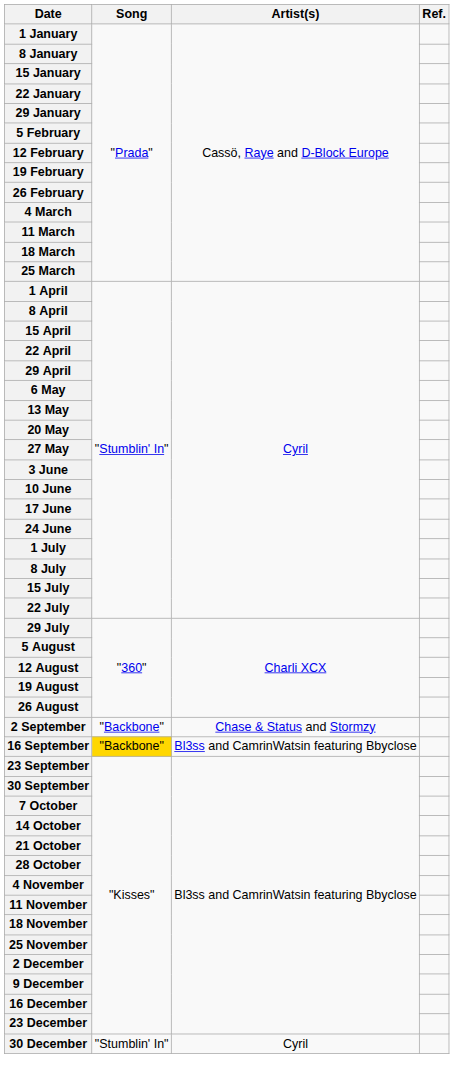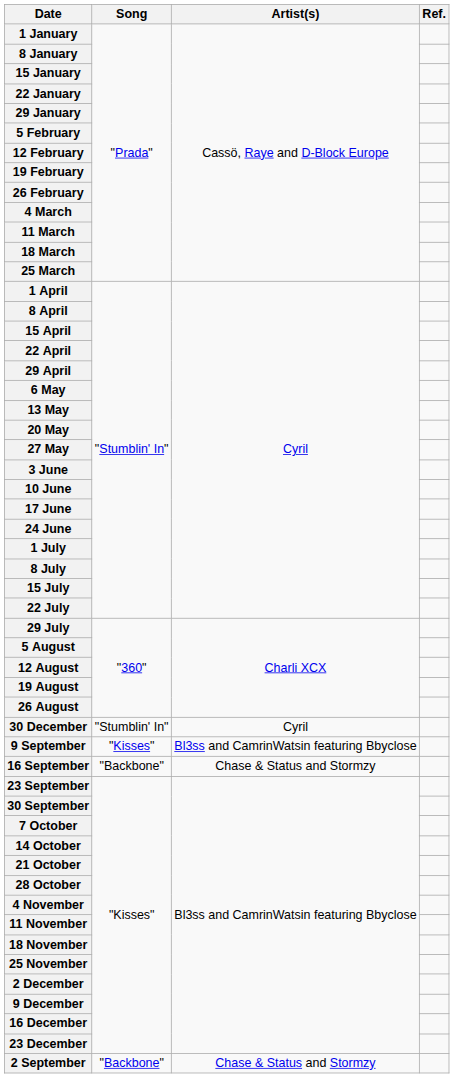rows swapped: (48, 726) <-> (48, 1043)
+ row: (48, 746)
(132, 746) gold background -> (132, 766) no background
(295, 746) Bl3ss and CamrinWatsin featuring Bbyclose -> (295, 766) Chase & Status and Stormzy
